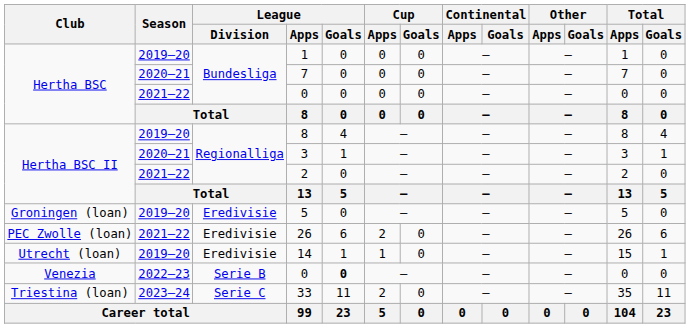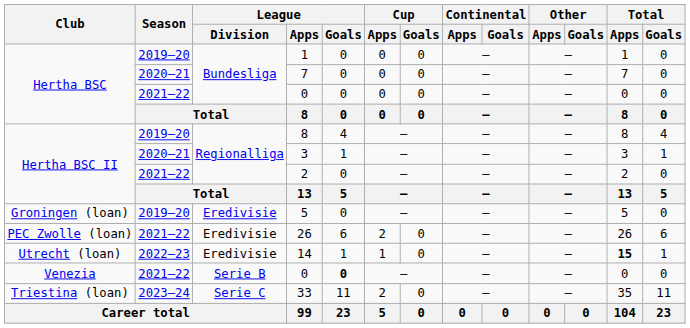(164, 253) 2019–20 -> (164, 253) 2022–23
(625, 253) normal -> (625, 253) bold
(164, 273) 2022–23 -> (164, 273) 2021–22
